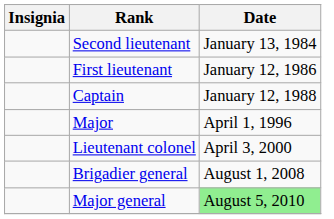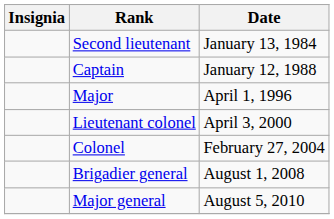- row: (122, 69)
+ row: (99, 148)
(254, 200) lightgreen background -> (254, 200) no background
